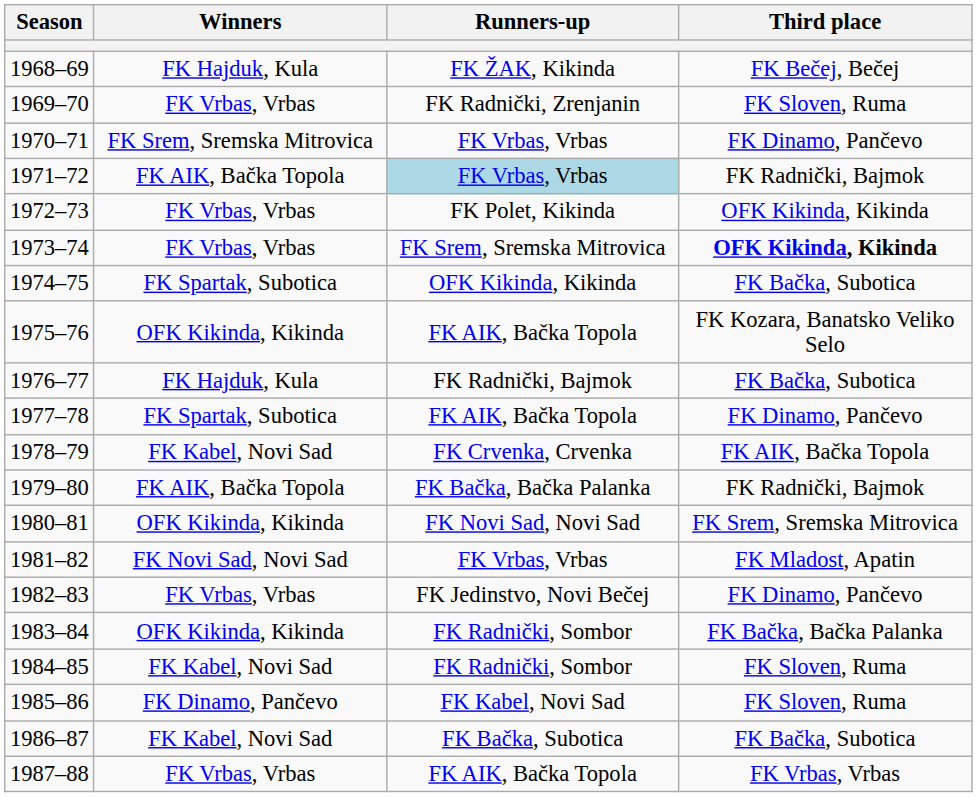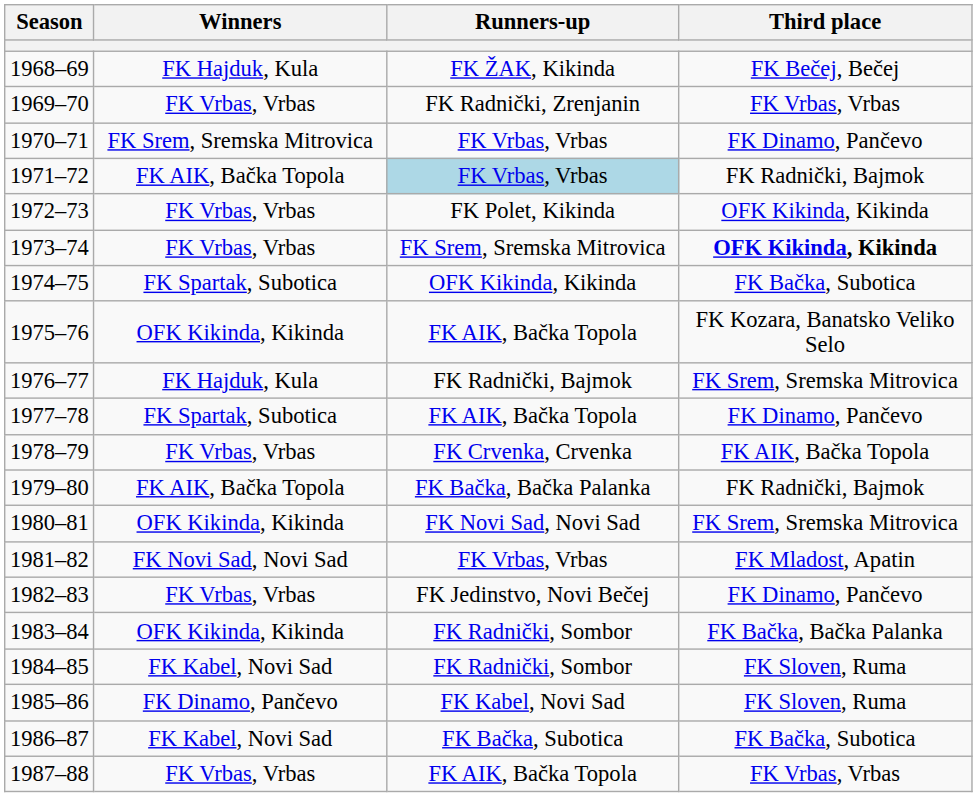(825, 104) FK Sloven, Ruma -> (825, 104) FK Vrbas, Vrbas
(825, 380) FK Bačka, Subotica -> (825, 380) FK Srem, Sremska Mitrovica
(240, 451) FK Kabel, Novi Sad -> (240, 451) FK Vrbas, Vrbas
